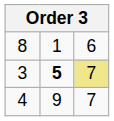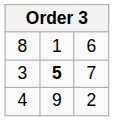(91, 73) khaki background -> (91, 73) no background
(91, 101) 7 -> (91, 101) 2
